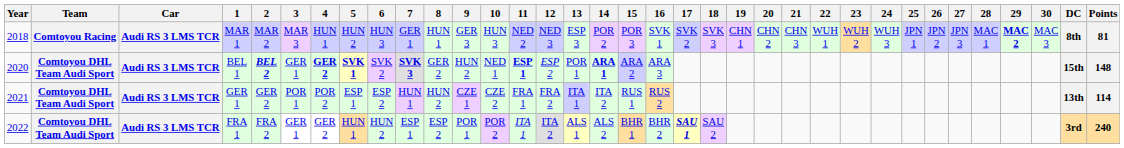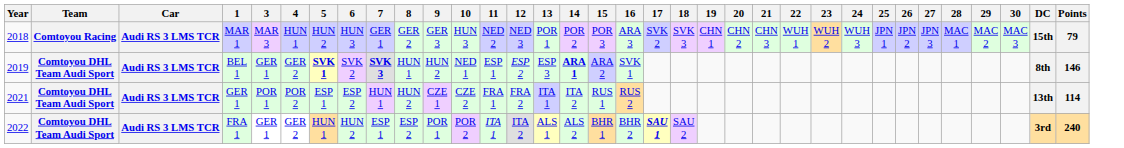- column: (266, 12)
(438, 37) HUN 1 -> (409, 37) GER 2
(577, 37) ESP 3 -> (547, 37) POR 1
(660, 37) SVK 1 -> (630, 37) ARA 3
(1016, 37) bold -> (986, 37) normal
(1074, 37) 8th -> (1043, 37) 15th
(1103, 37) 81 -> (1072, 37) 79
(18, 67) 2020 -> (18, 67) 2019
(325, 67) bold -> (295, 67) normal
(438, 67) GER 2 -> (409, 67) HUN 1
(523, 67) bold -> (493, 67) normal
(577, 67) POR 1 -> (547, 67) ESP 3
(660, 67) ARA 3 -> (630, 67) SVK 1
(1074, 67) 15th -> (1043, 67) 8th
(1103, 67) 148 -> (1072, 67) 146
